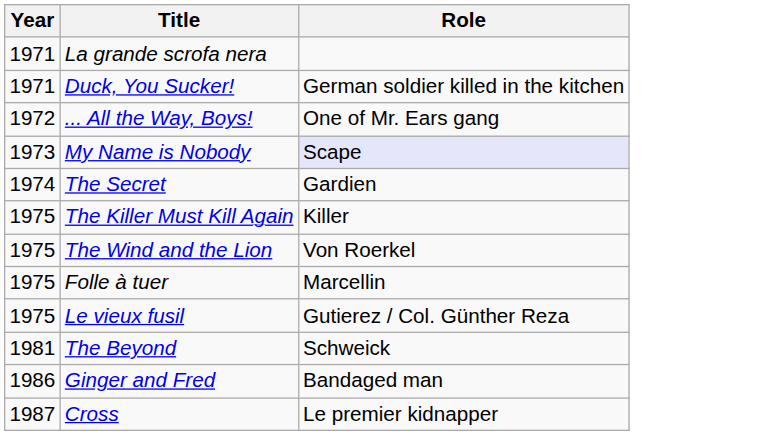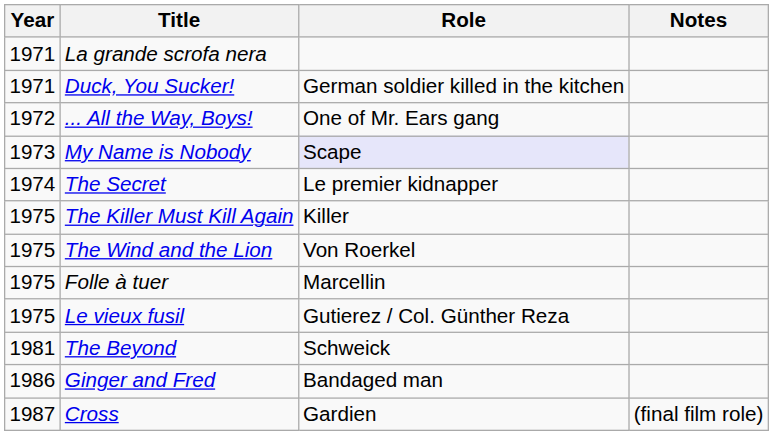+ column: (699, 20)
(340, 184) Gardien -> (401, 184) Le premier kidnapper
(401, 413) Le premier kidnapper -> (340, 413) Gardien
